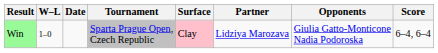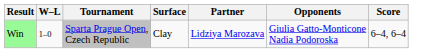- column: (75, 12)
(187, 34) pink background -> (163, 34) no background
